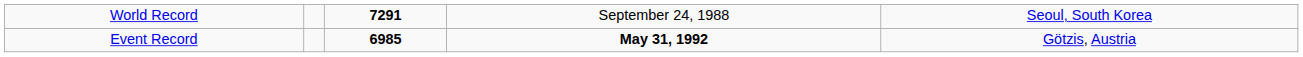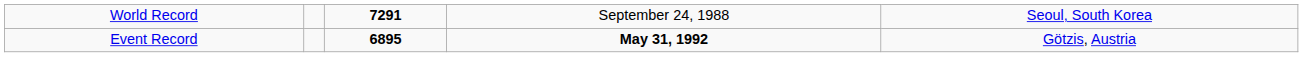(386, 40) 6985 -> (386, 40) 6895
